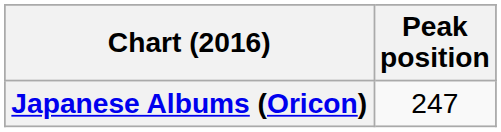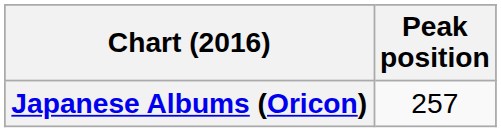(435, 103) 247 -> (435, 103) 257
